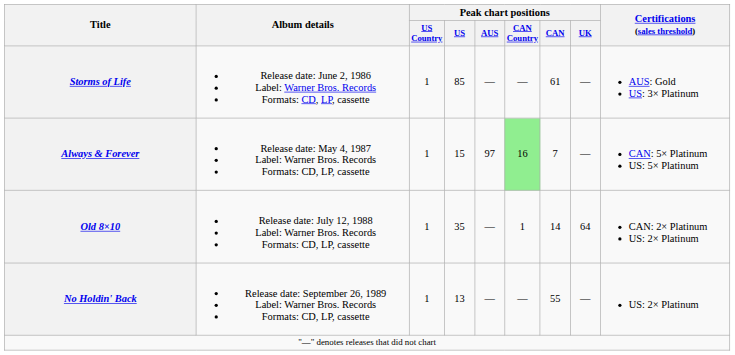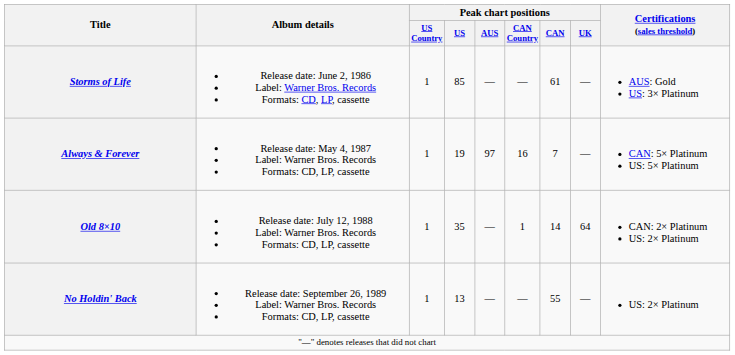(460, 154) 15 -> (460, 154) 19
(522, 154) lightgreen background -> (522, 154) no background
